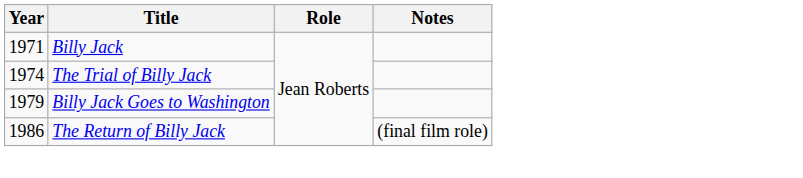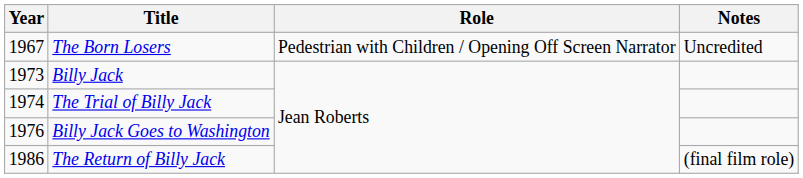+ row: (112, 46)
(26, 46) 1971 -> (26, 74) 1973
(26, 103) 1979 -> (26, 131) 1976
